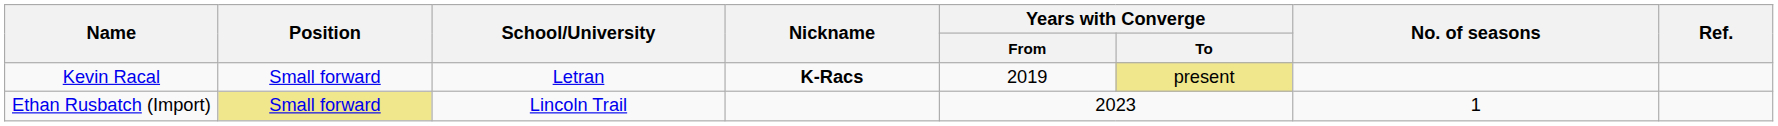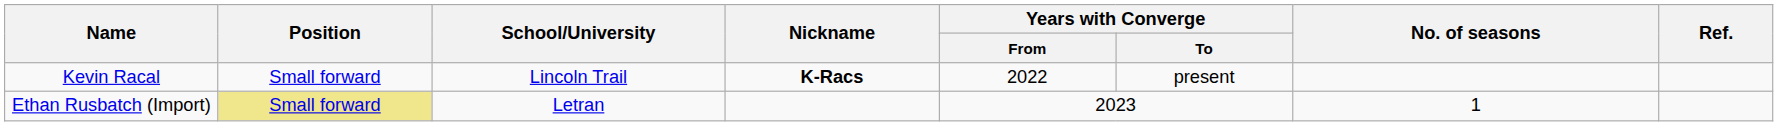(578, 76) Letran -> (578, 76) Lincoln Trail
(1027, 76) 2019 -> (1027, 76) 2022
(1204, 76) khaki background -> (1204, 76) no background
(578, 105) Lincoln Trail -> (578, 105) Letran
